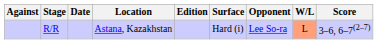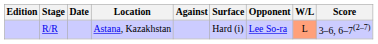columns swapped: (192, 11) <-> (23, 11)
